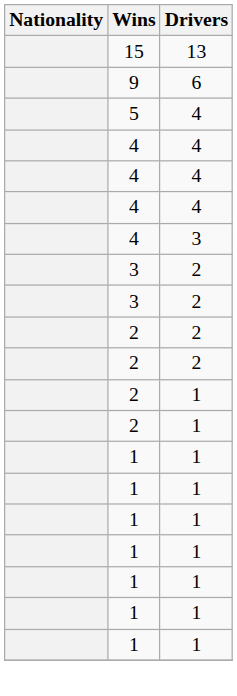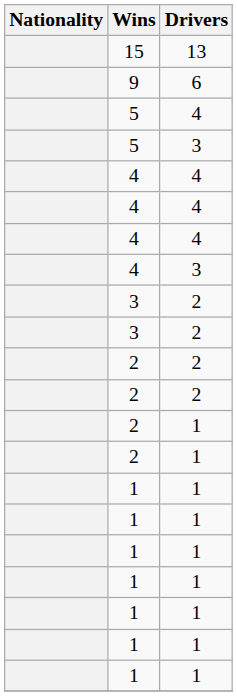+ row: (134, 144)
